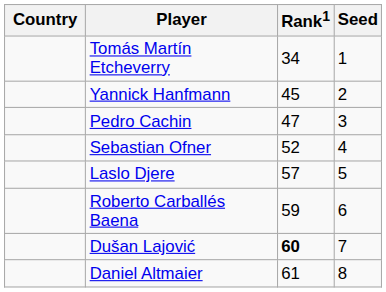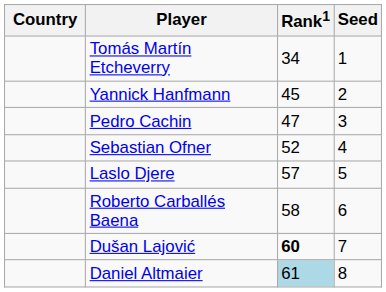(290, 210) 59 -> (290, 210) 58
(290, 273) no background -> (290, 273) lightblue background
